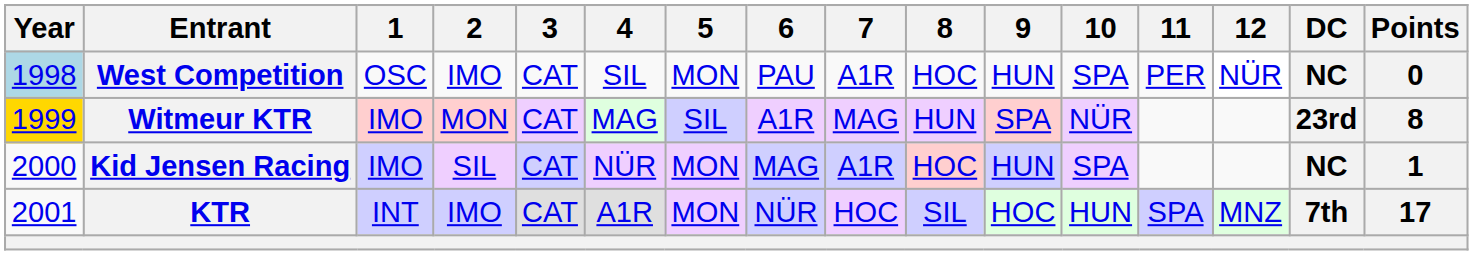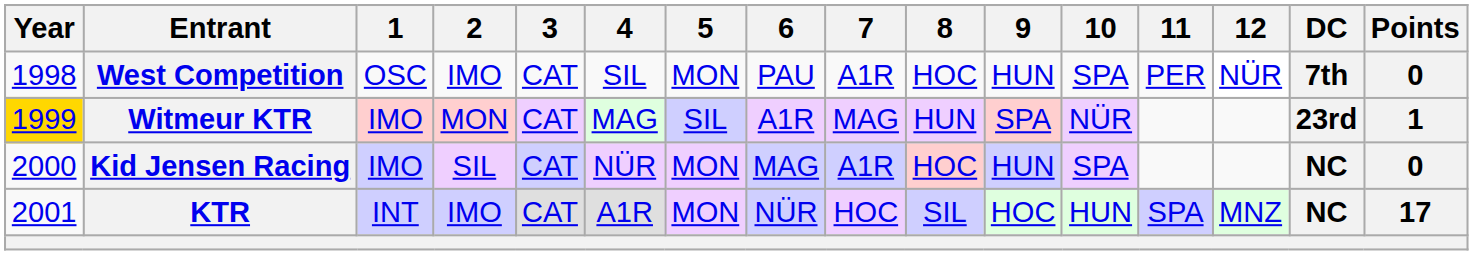(44, 74) lightblue background -> (44, 74) no background
(1326, 74) NC -> (1326, 74) 7th
(1415, 120) 8 -> (1415, 120) 1
(1415, 166) 1 -> (1415, 166) 0
(1326, 212) 7th -> (1326, 212) NC
